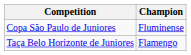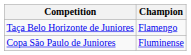rows swapped: (61, 27) <-> (70, 43)
